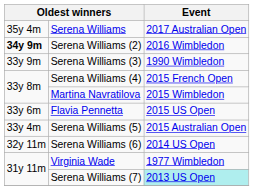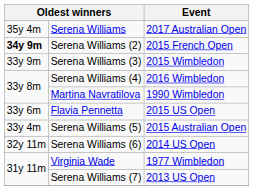(185, 45) 2016 Wimbledon -> (190, 45) 2015 French Open
(185, 62) 1990 Wimbledon -> (185, 62) 2015 Wimbledon
(190, 78) 2015 French Open -> (185, 78) 2016 Wimbledon
(185, 95) 2015 Wimbledon -> (185, 95) 1990 Wimbledon
(181, 177) paleturquoise background -> (181, 177) no background
